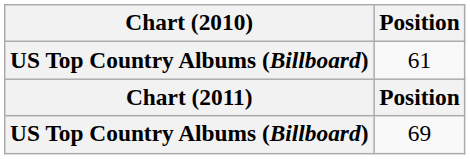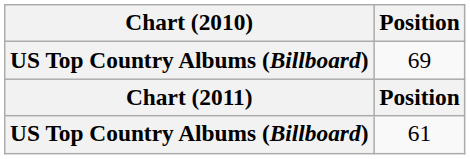rows swapped: (419, 134) <-> (419, 60)
